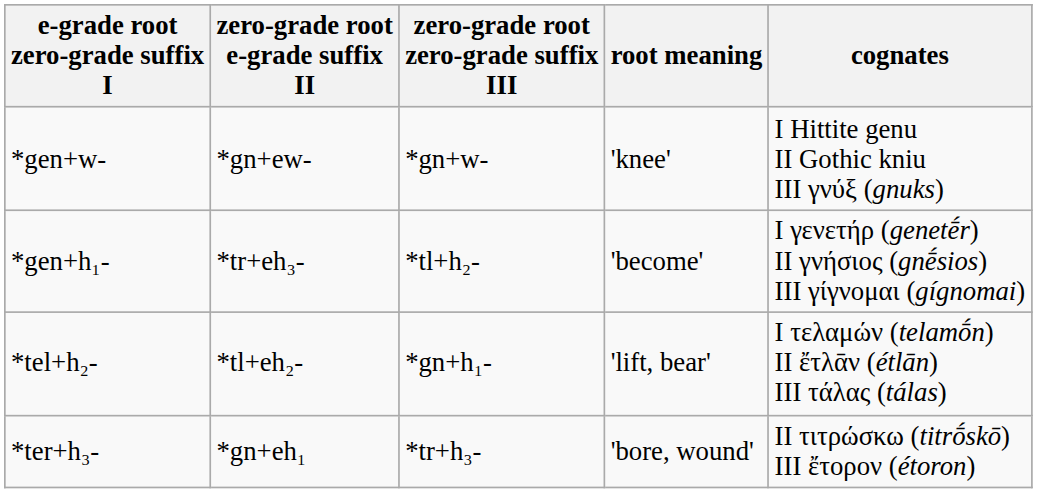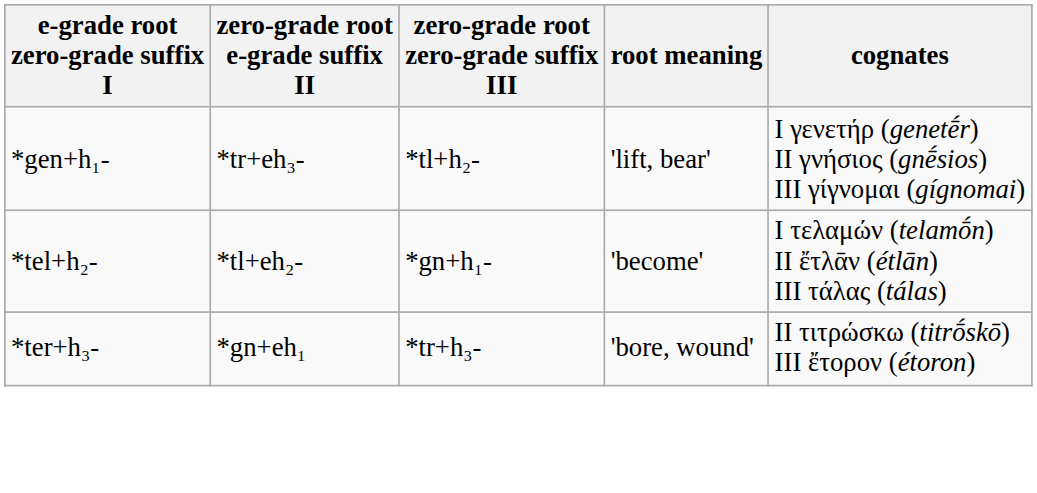- row: (59, 158)
(657, 260) 'become' -> (661, 158) 'lift, bear'
(661, 363) 'lift, bear' -> (657, 260) 'become'
